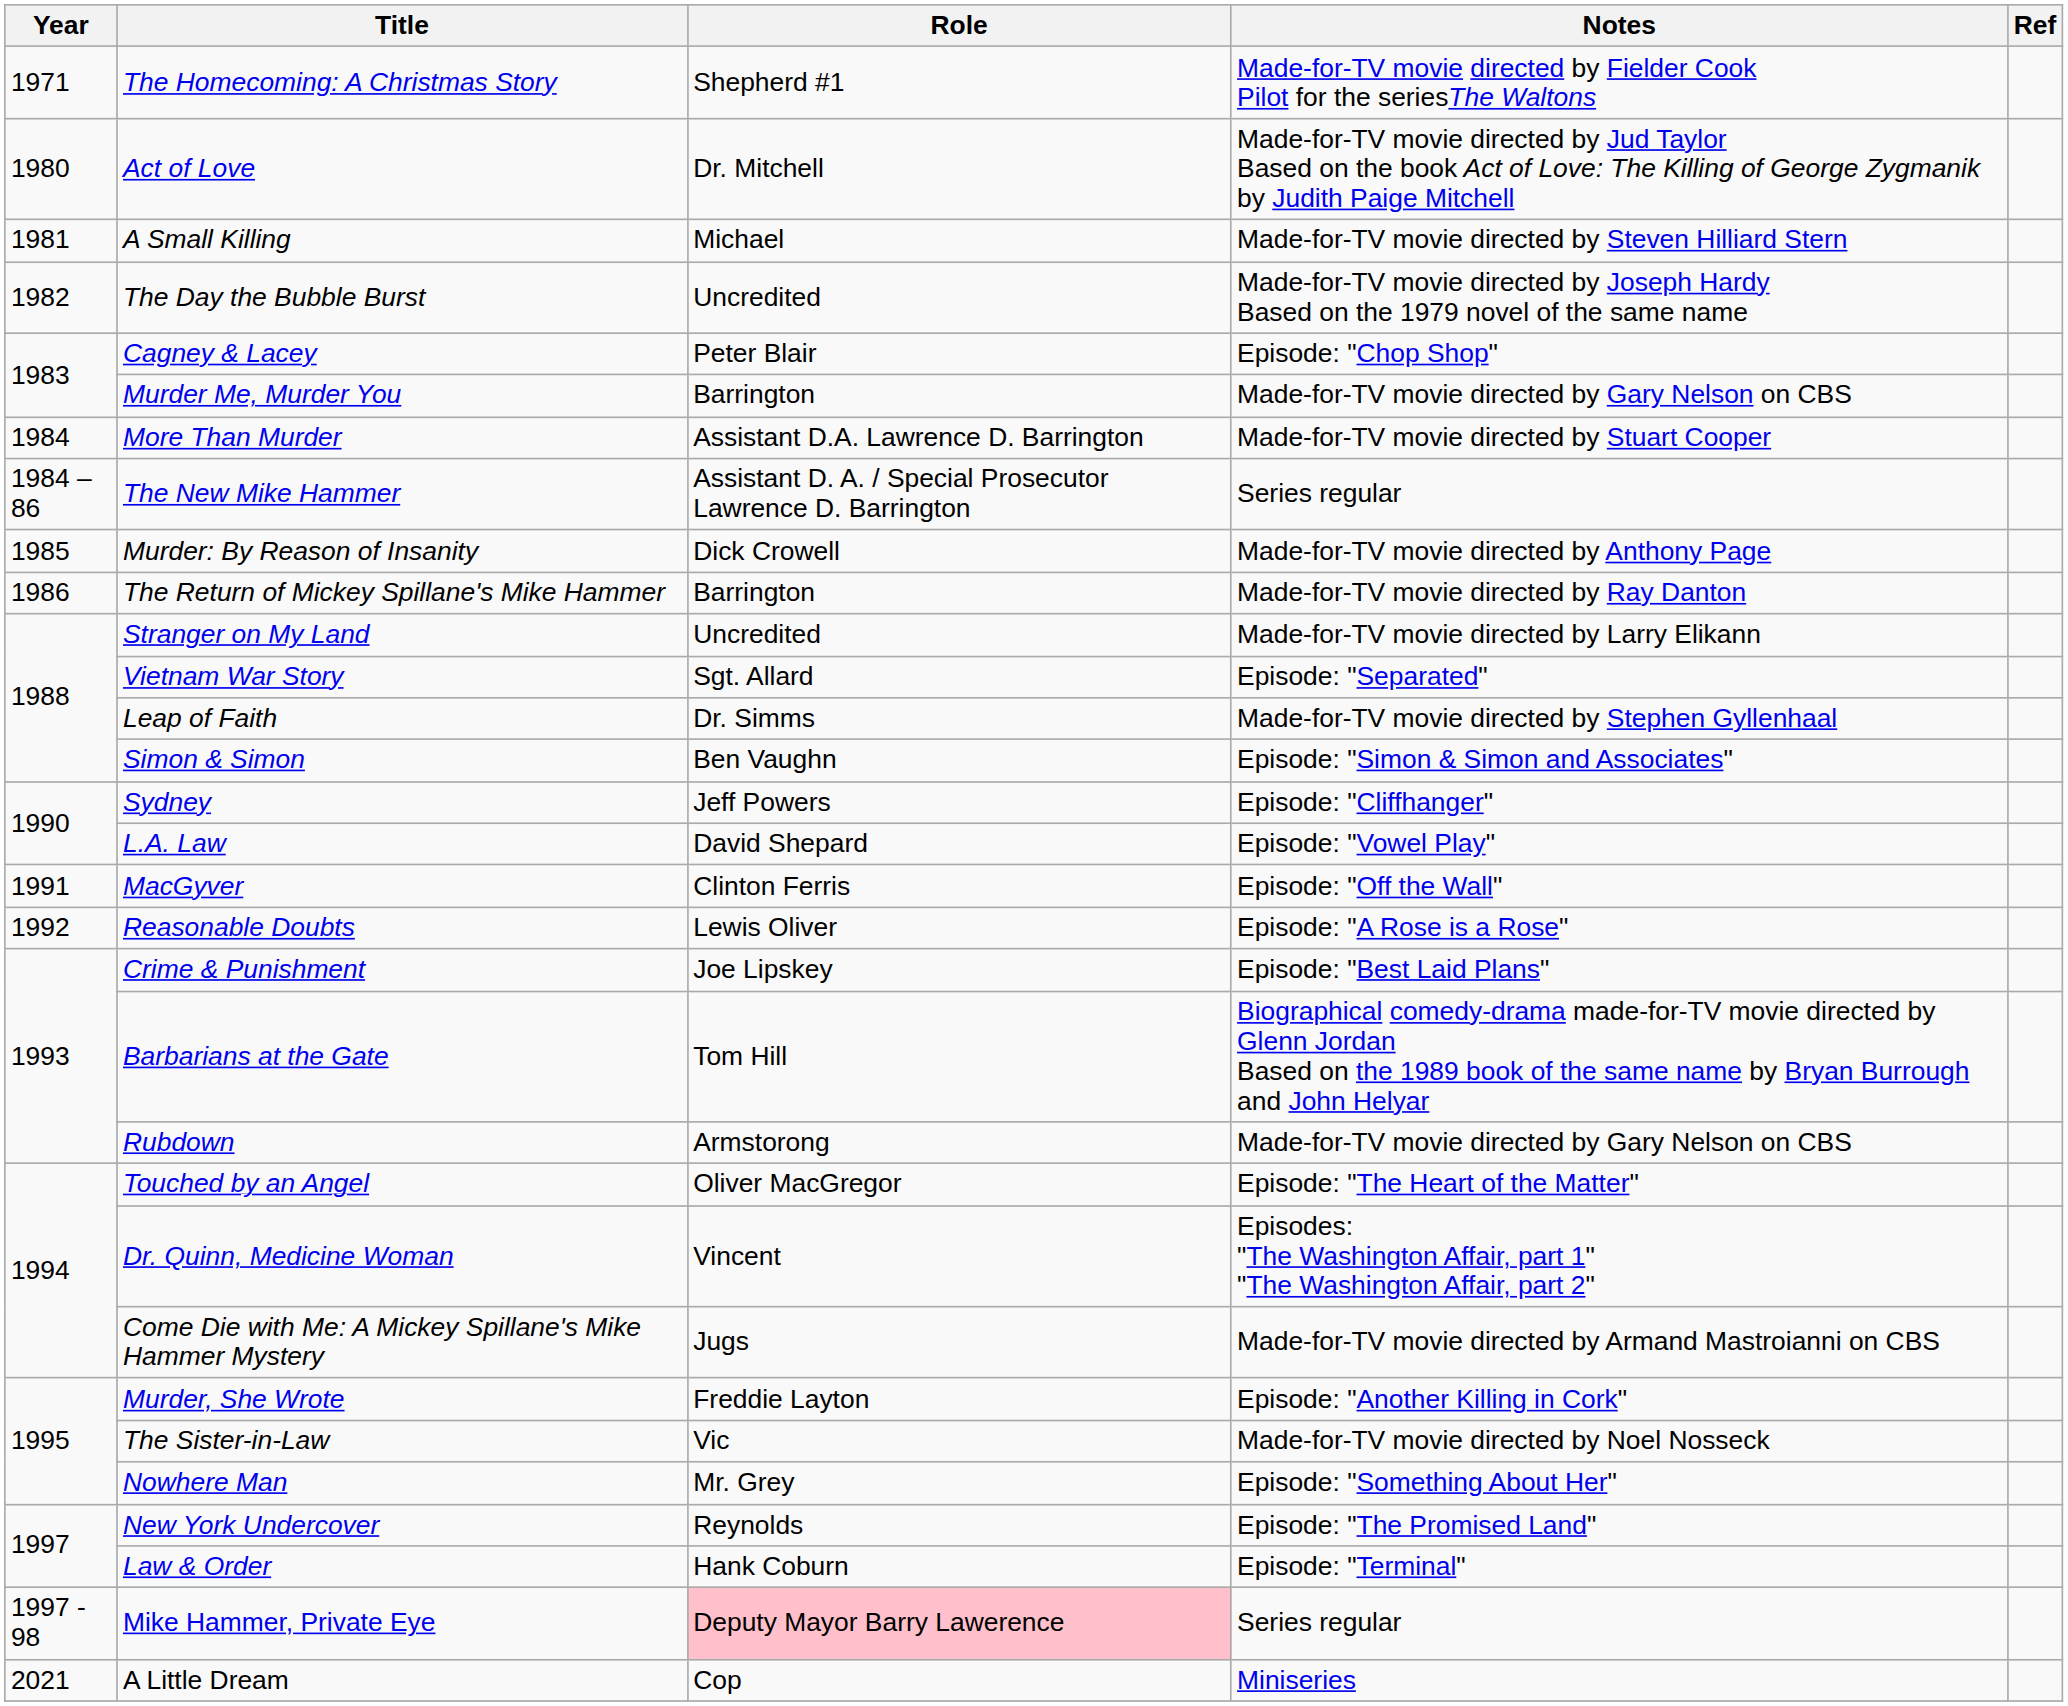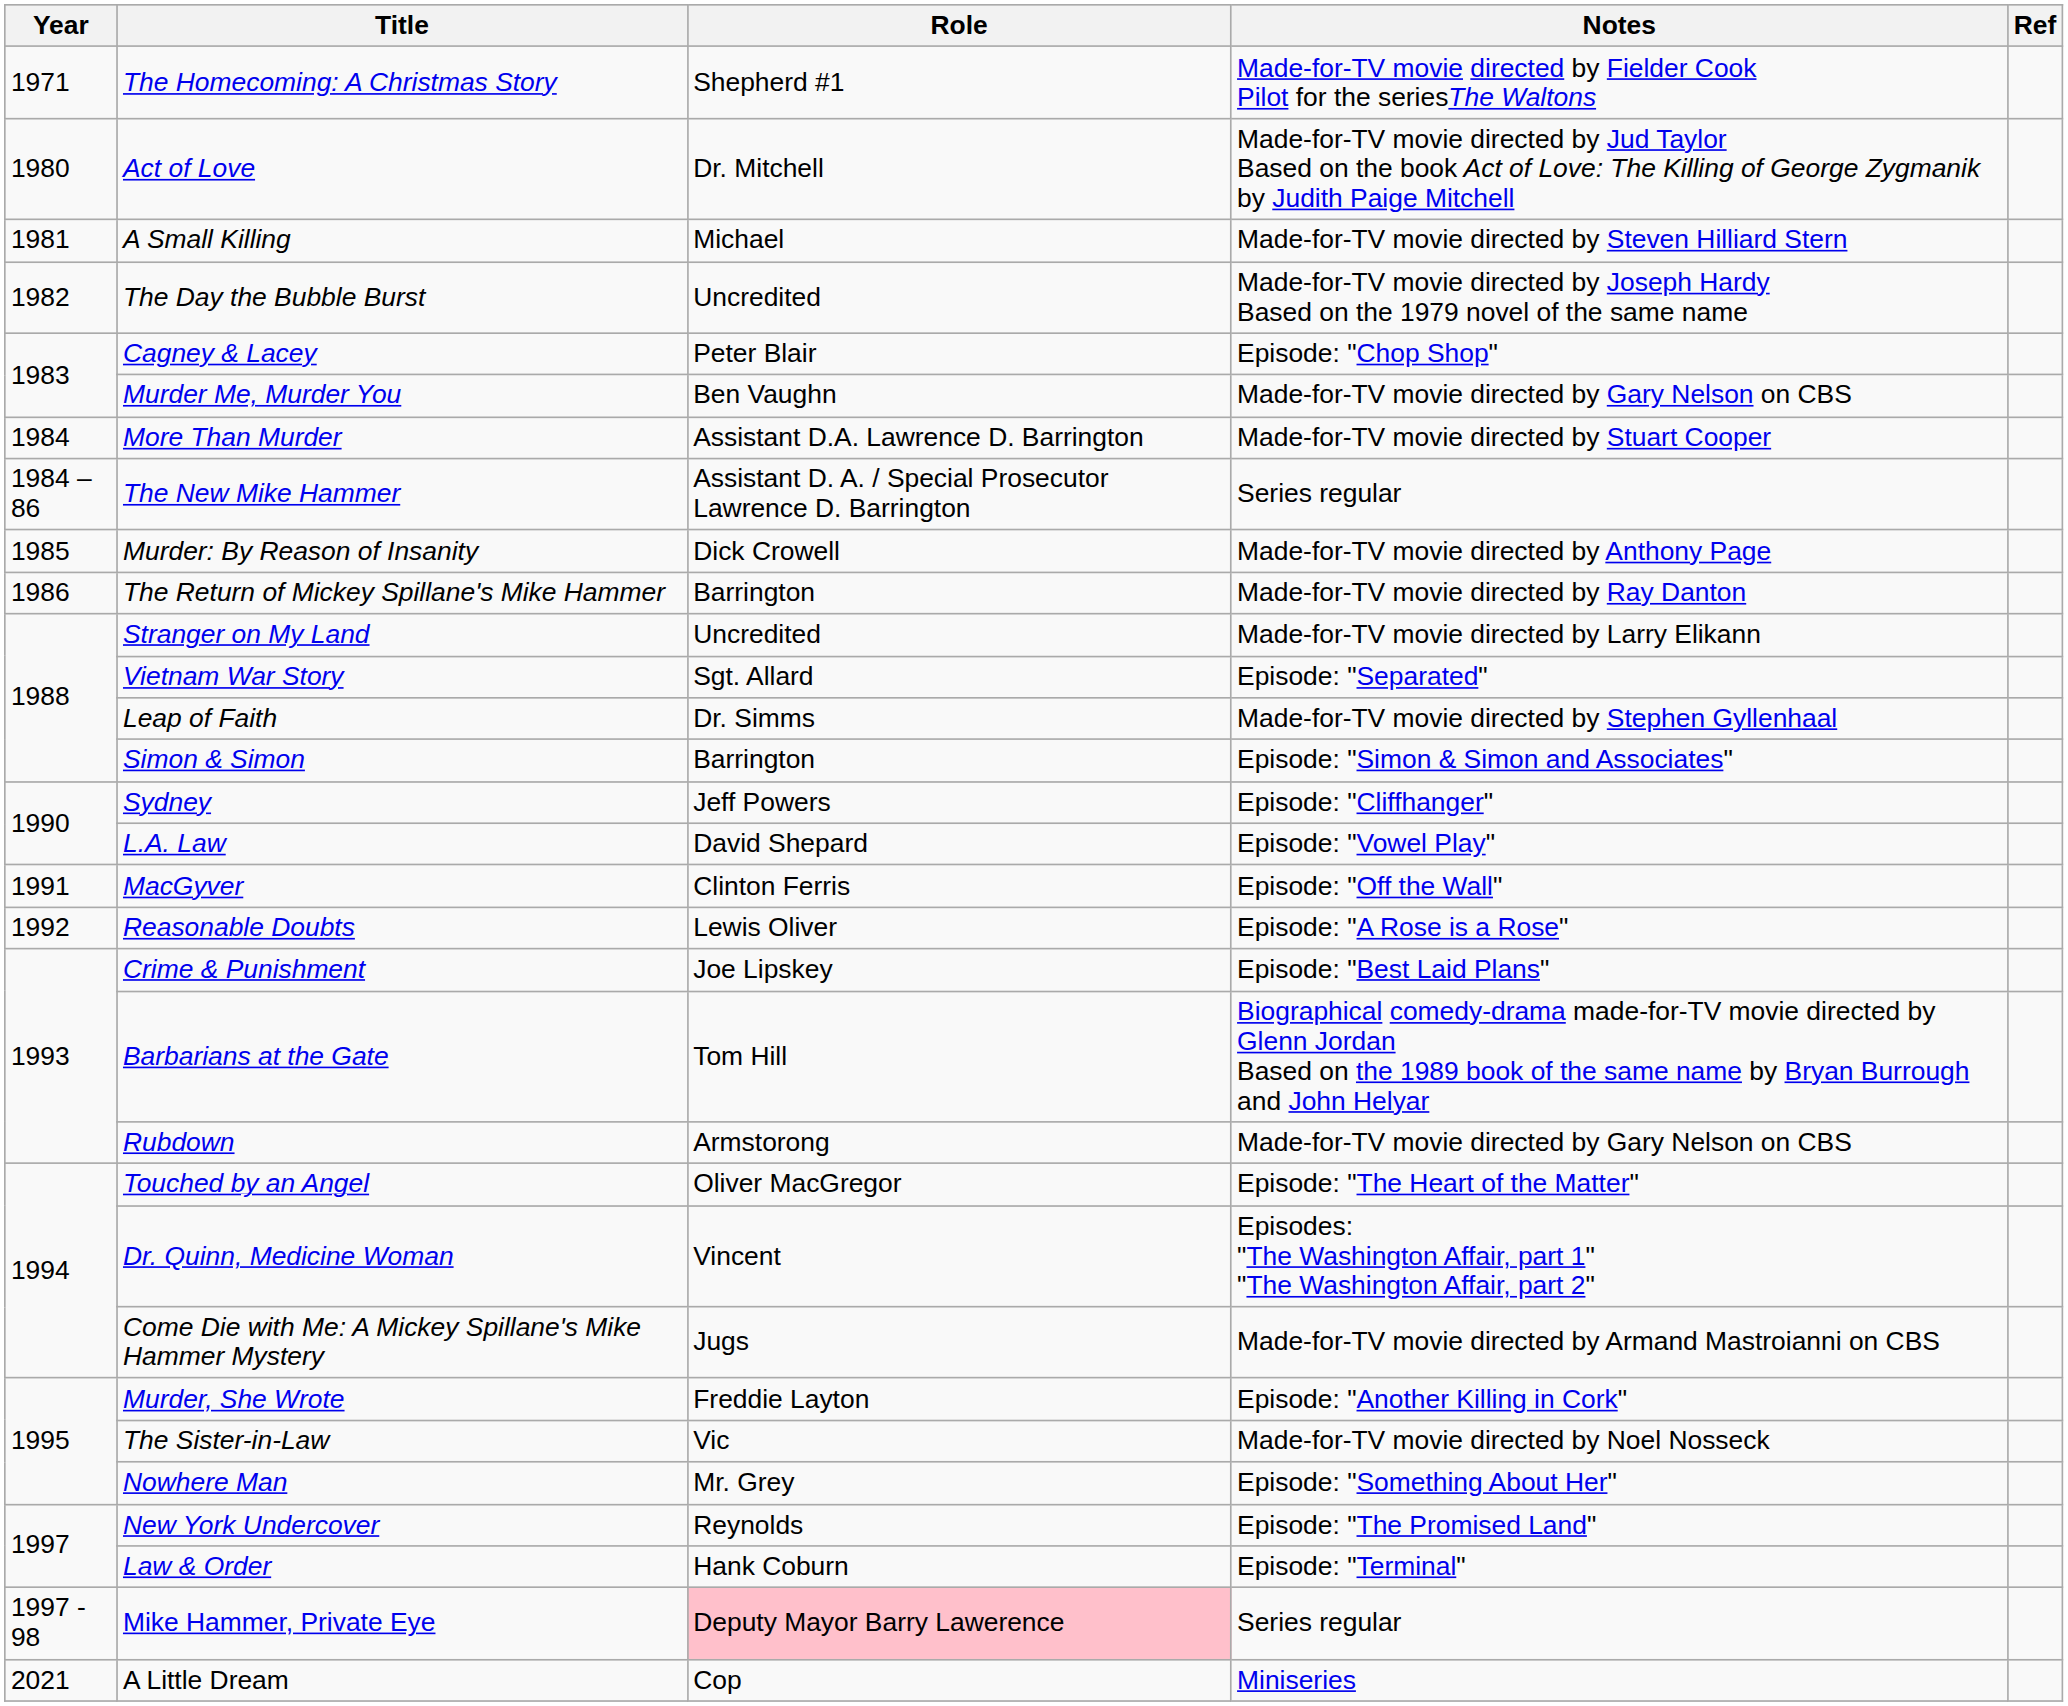(754, 395) Barrington -> (765, 395) Ben Vaughn
(765, 760) Ben Vaughn -> (754, 760) Barrington
